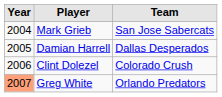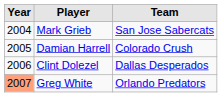(162, 48) Dallas Desperados -> (154, 48) Colorado Crush
(154, 65) Colorado Crush -> (162, 65) Dallas Desperados
